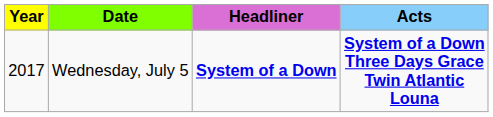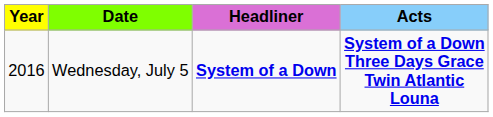(26, 70) 2017 -> (26, 70) 2016
